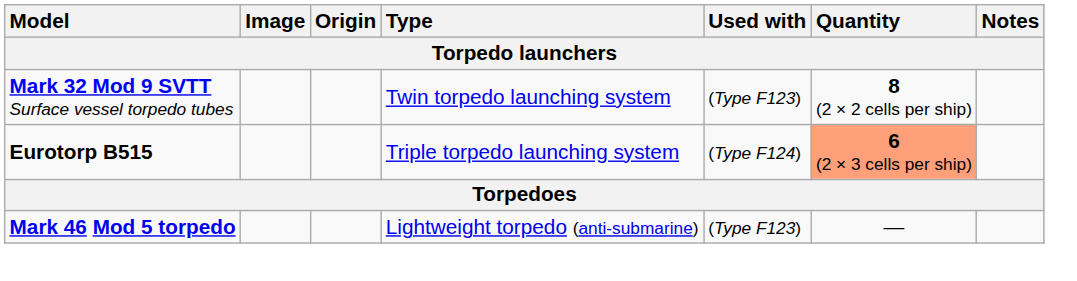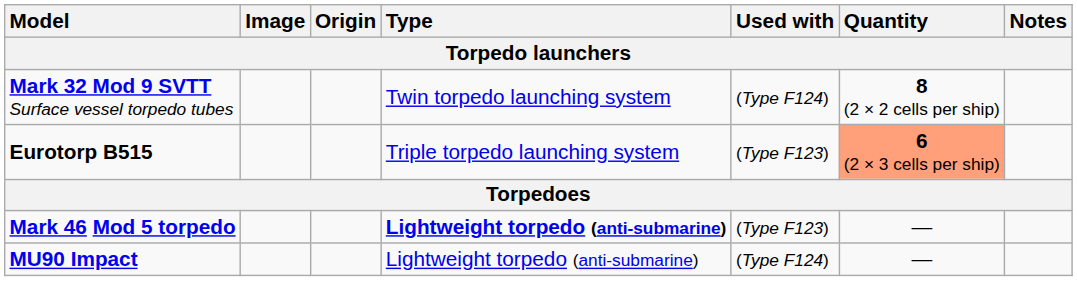(755, 98) (Type F123) -> (782, 98) (Type F124)
(755, 153) (Type F124) -> (782, 153) (Type F123)
(542, 227) normal -> (556, 227) bold
+ row: (74, 259)
